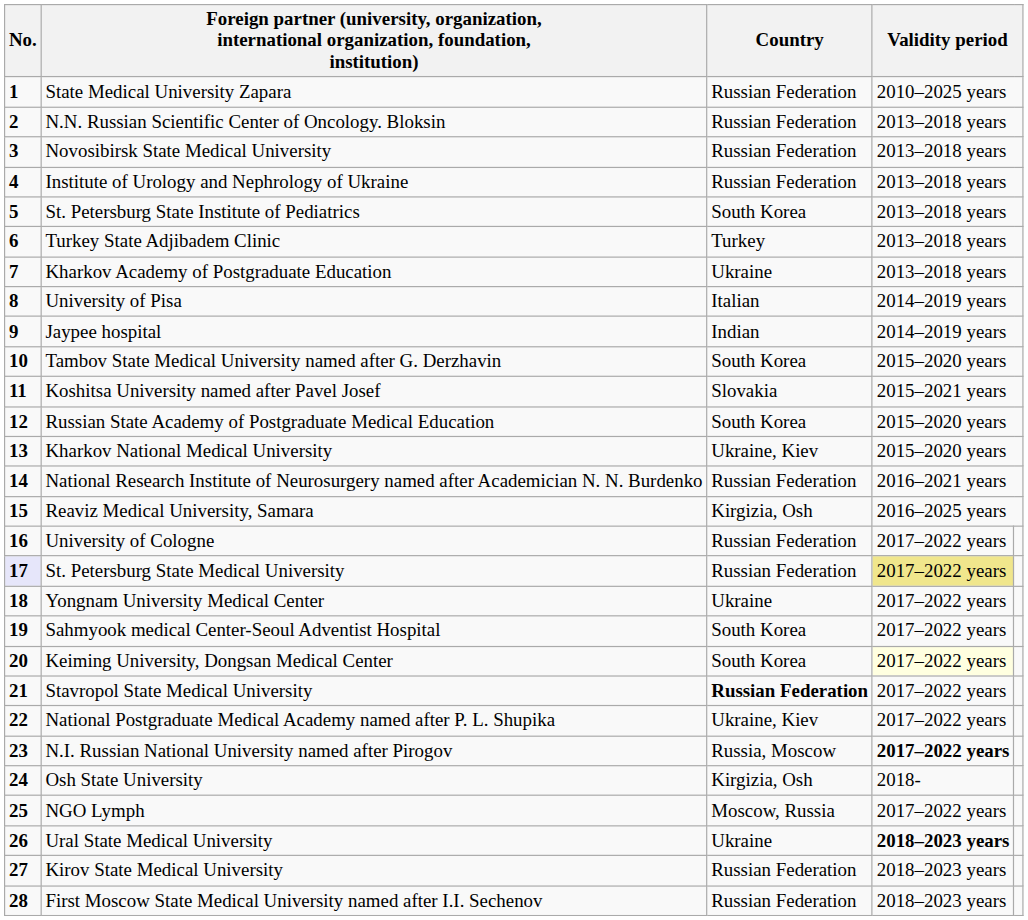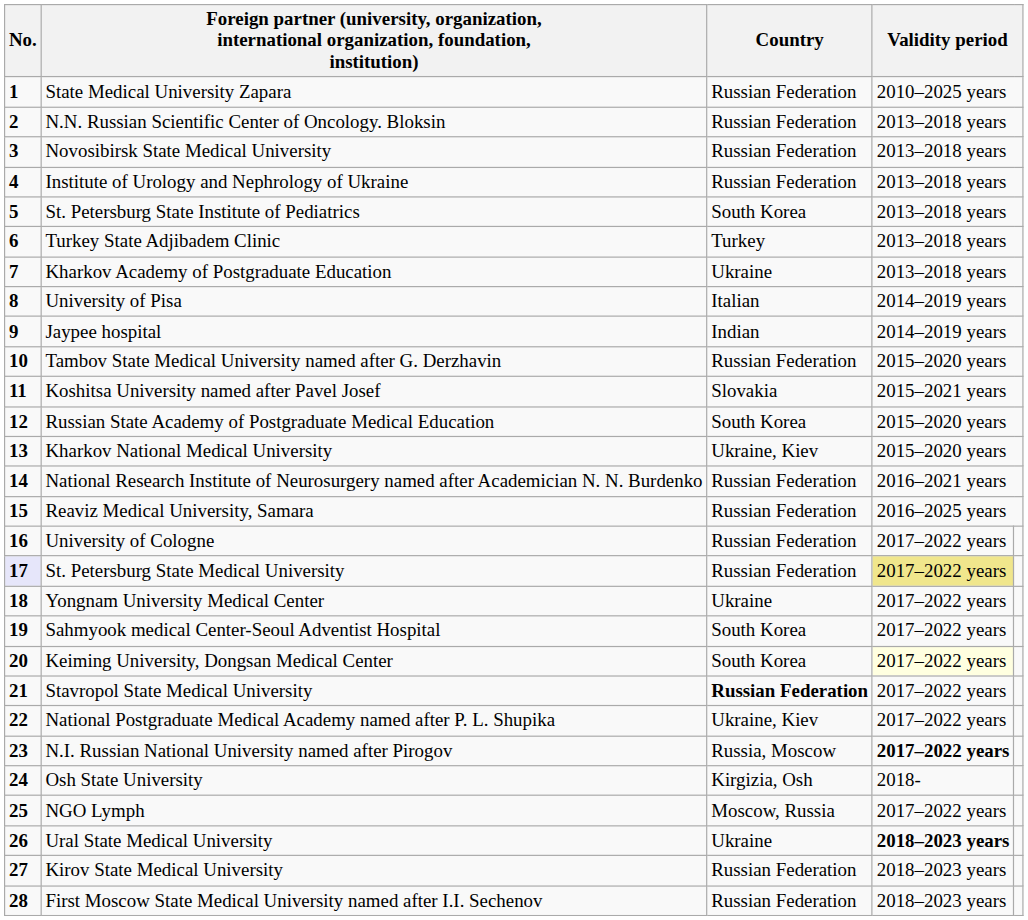(759, 361) South Korea -> (784, 361) Russian Federation
(762, 511) Kirgizia, Osh -> (784, 511) Russian Federation
